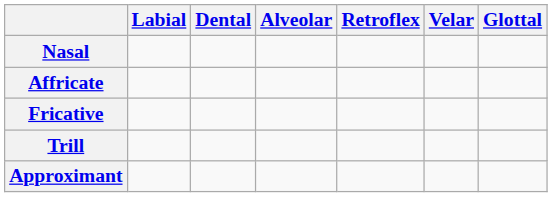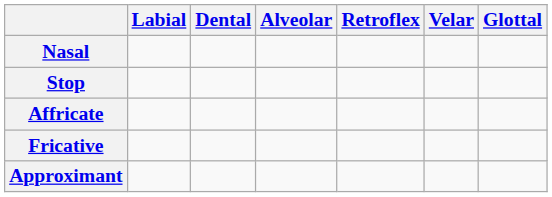+ row: (66, 82)
- row: (66, 144)
